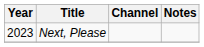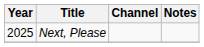(20, 32) 2023 -> (20, 32) 2025
